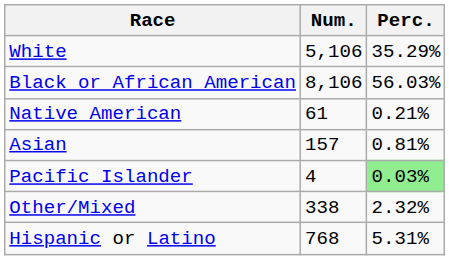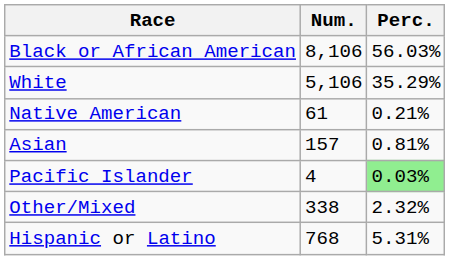rows swapped: (38, 51) <-> (153, 83)
